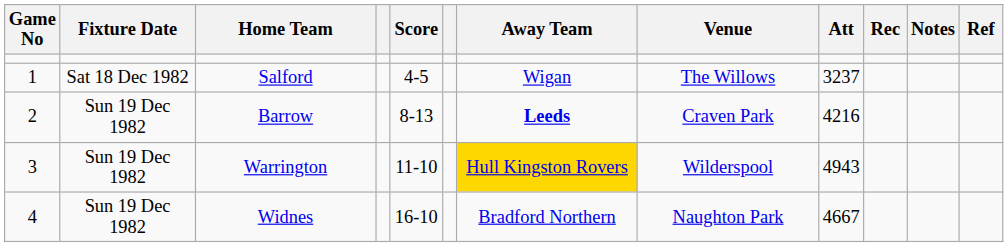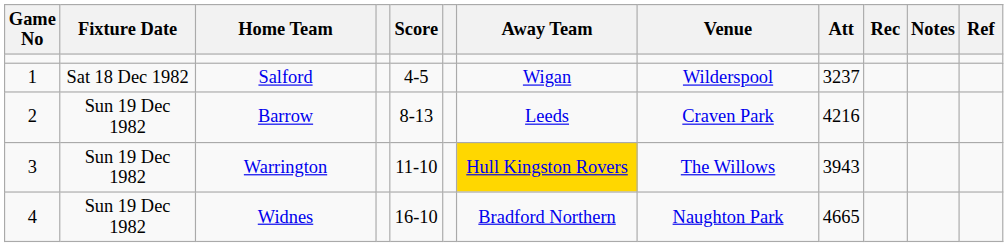(728, 77) The Willows -> (728, 77) Wilderspool
(547, 116) bold -> (547, 116) normal
(728, 166) Wilderspool -> (728, 166) The Willows
(841, 166) 4943 -> (841, 166) 3943
(841, 216) 4667 -> (841, 216) 4665
